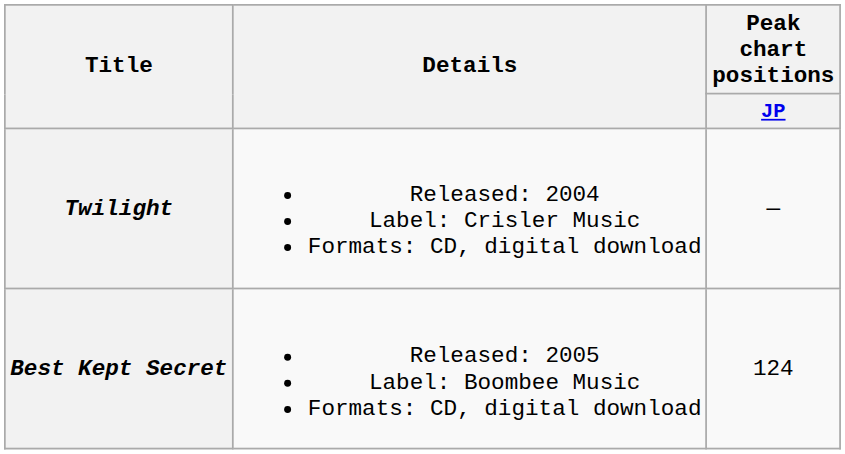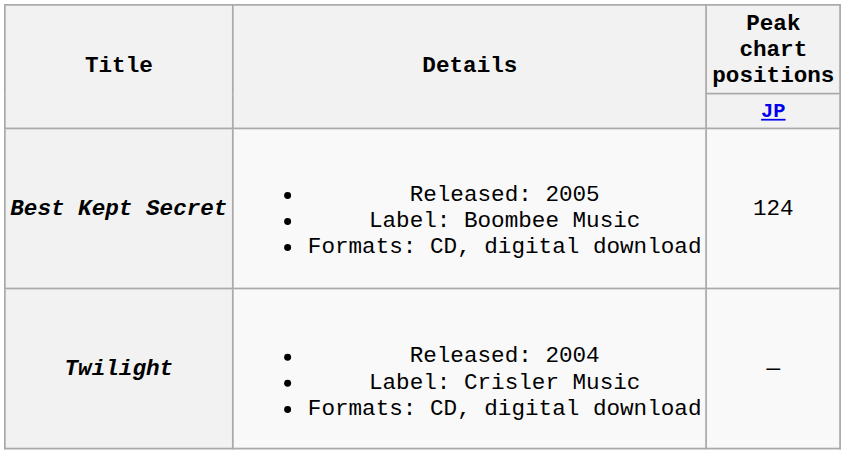rows swapped: (119, 208) <-> (119, 369)
